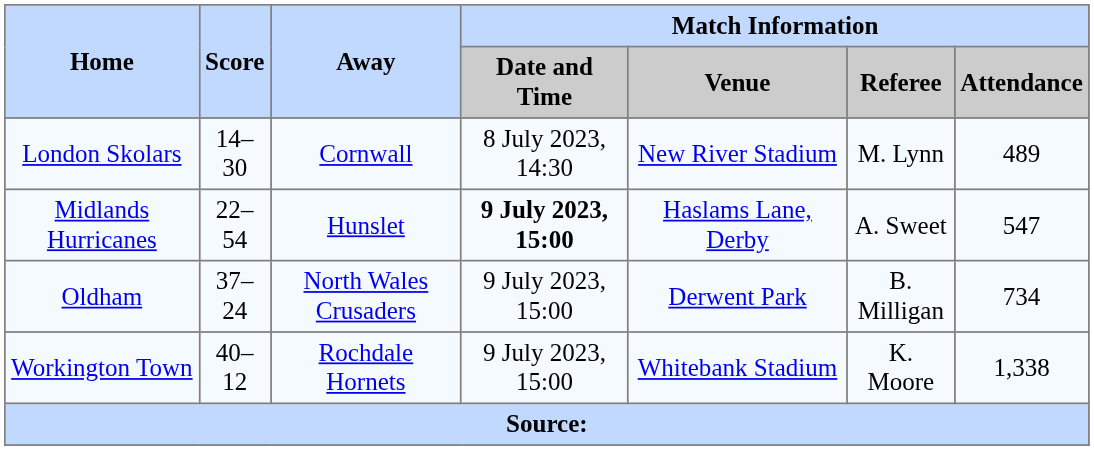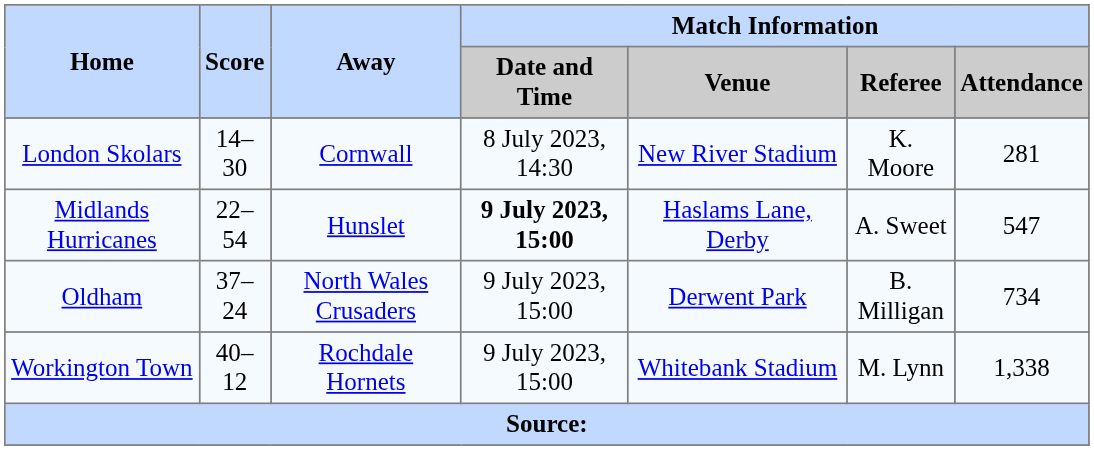(901, 153) M. Lynn -> (901, 153) K. Moore
(1022, 153) 489 -> (1022, 153) 281
(901, 367) K. Moore -> (901, 367) M. Lynn
